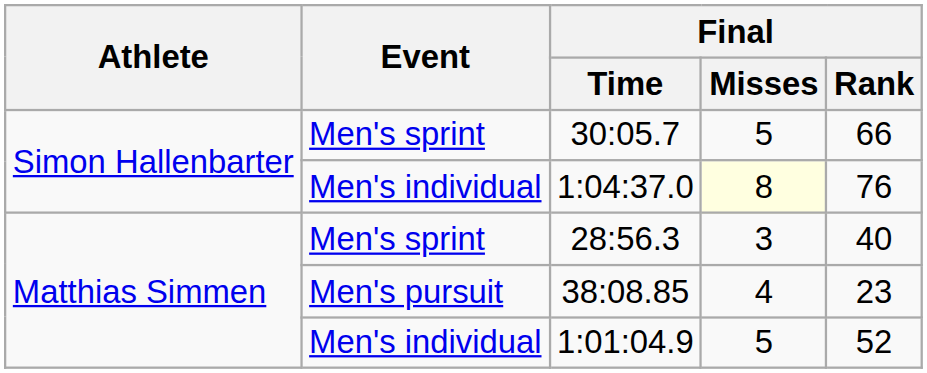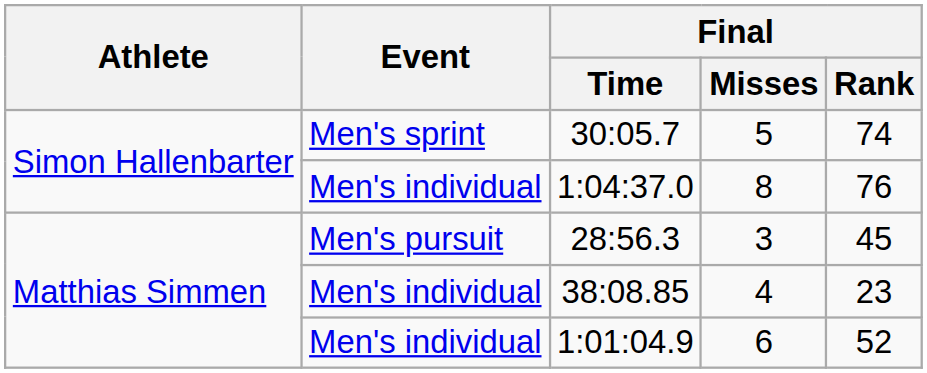(874, 135) 66 -> (874, 135) 74
(764, 187) lightyellow background -> (764, 187) no background
(397, 239) Men's sprint -> (406, 239) Men's pursuit
(874, 239) 40 -> (874, 239) 45
(406, 291) Men's pursuit -> (425, 291) Men's individual
(764, 343) 5 -> (764, 343) 6
